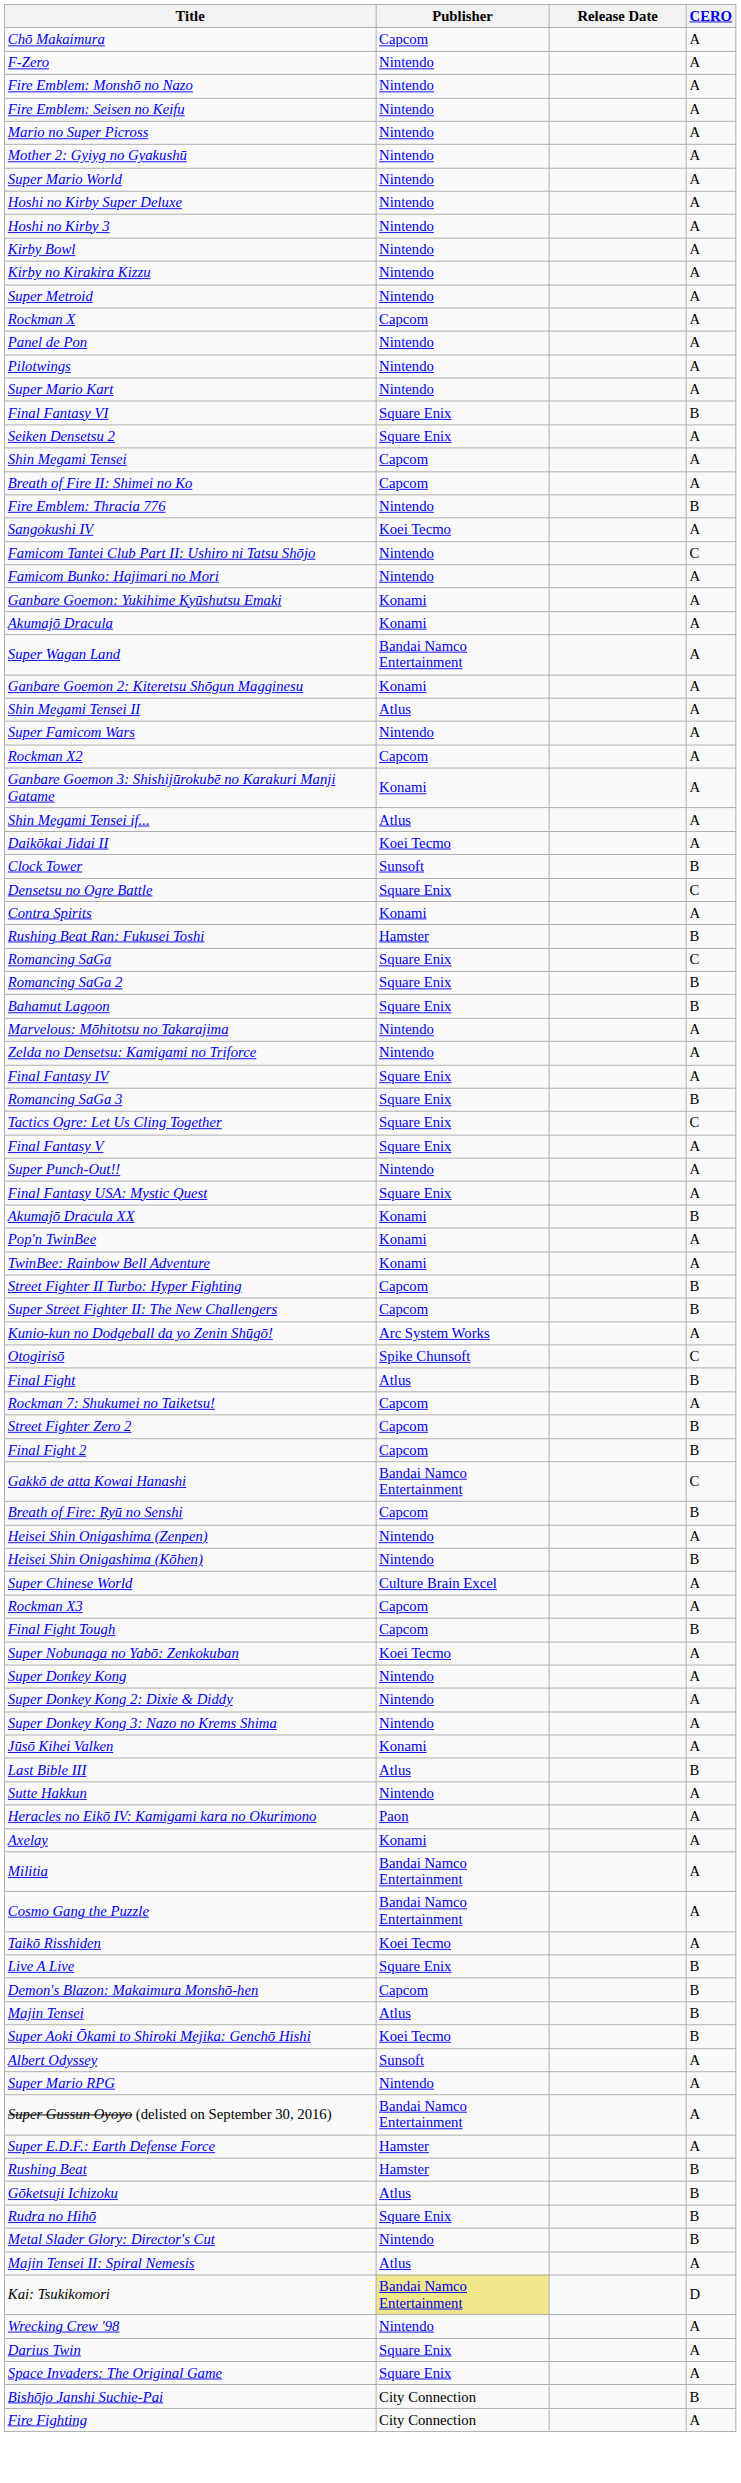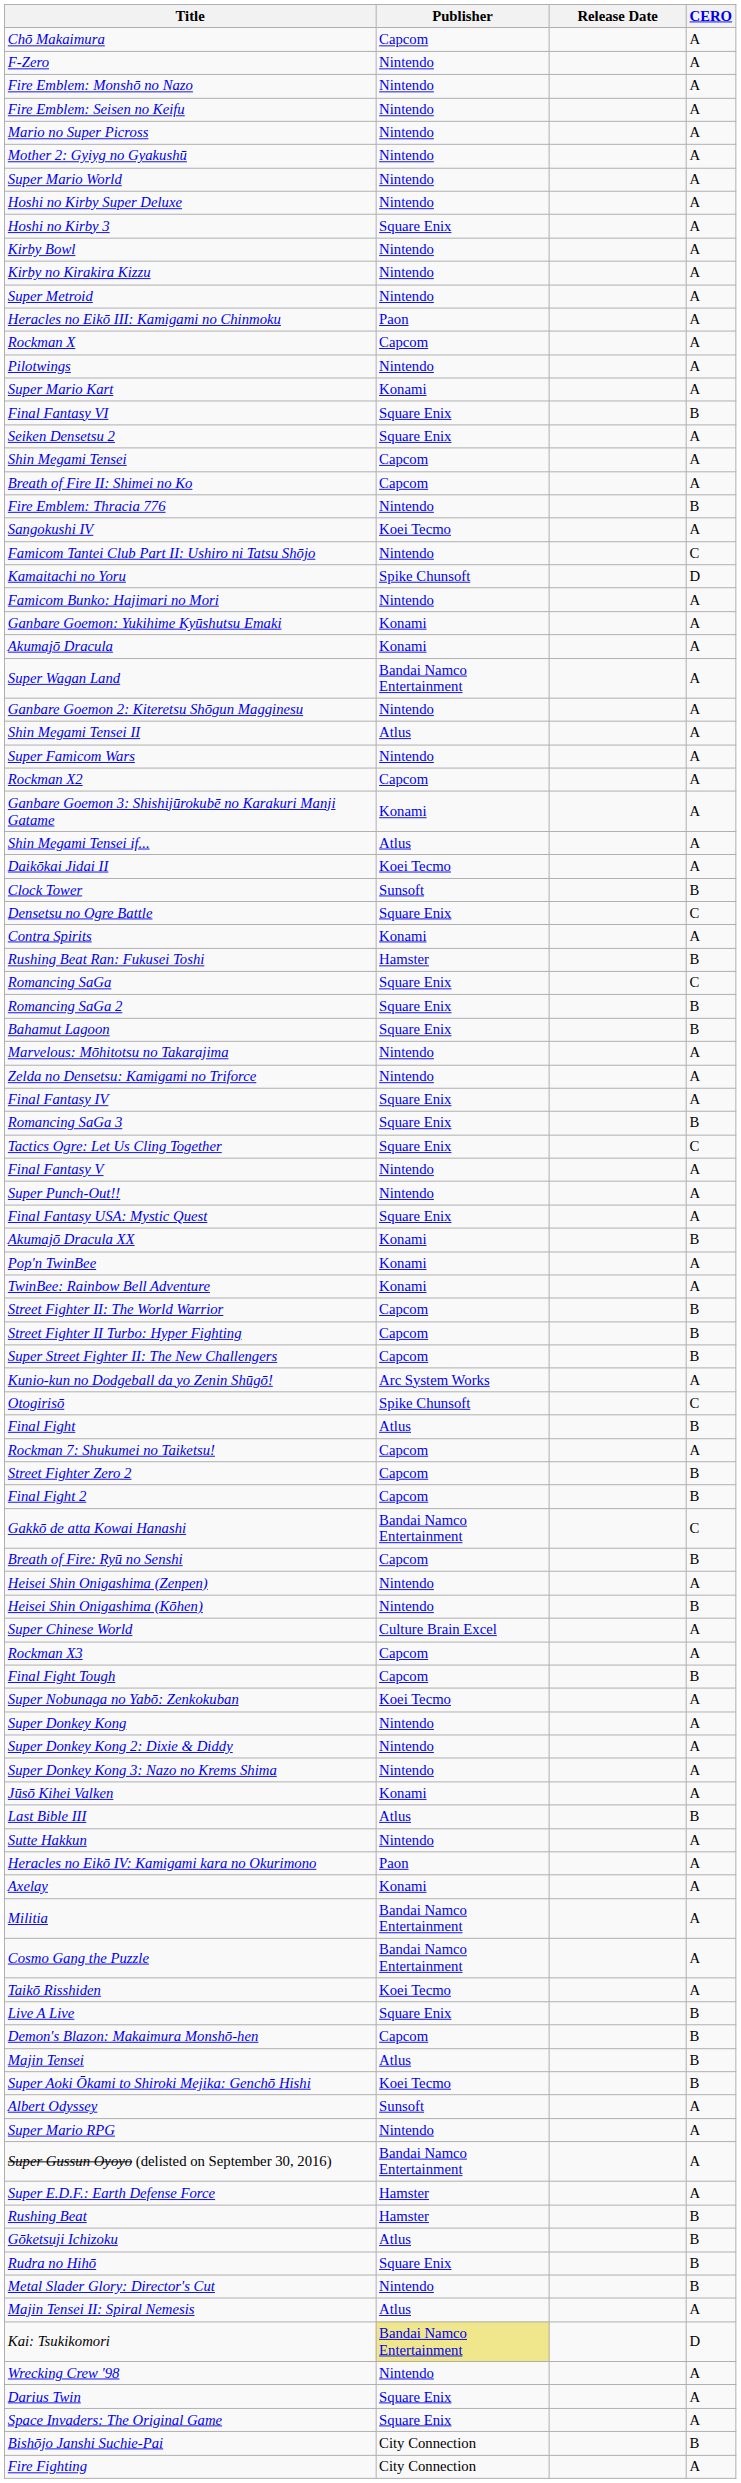(406, 226) Nintendo -> (415, 226) Square Enix
+ row: (144, 319)
- row: (48, 343)
(406, 389) Nintendo -> (403, 389) Konami
+ row: (67, 576)
(403, 686) Konami -> (406, 709) Nintendo
(415, 1146) Square Enix -> (406, 1169) Nintendo
+ row: (116, 1309)
